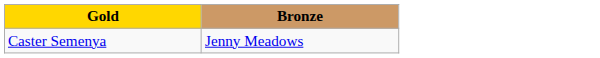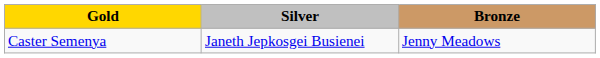+ column: (300, 16)
